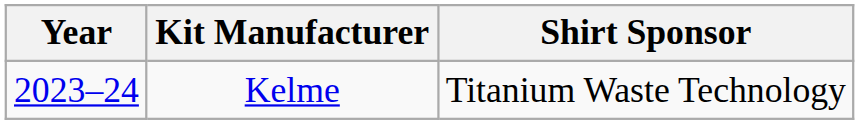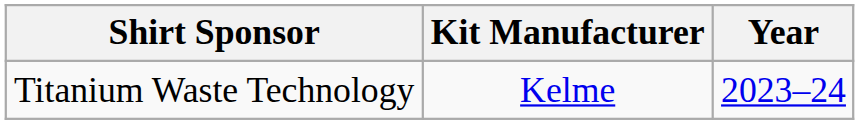columns swapped: (76, 32) <-> (646, 32)
